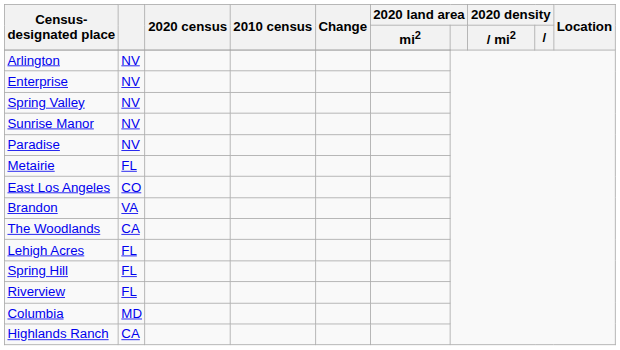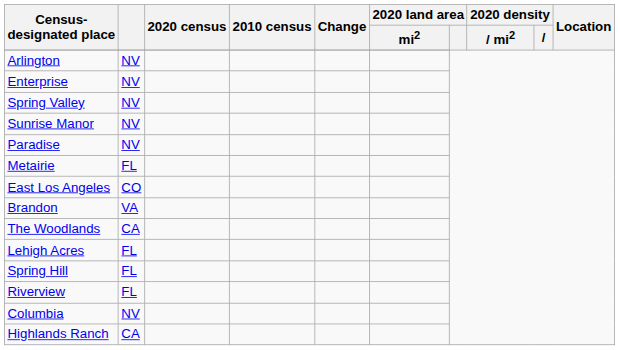(132, 313) MD -> (131, 313) NV
